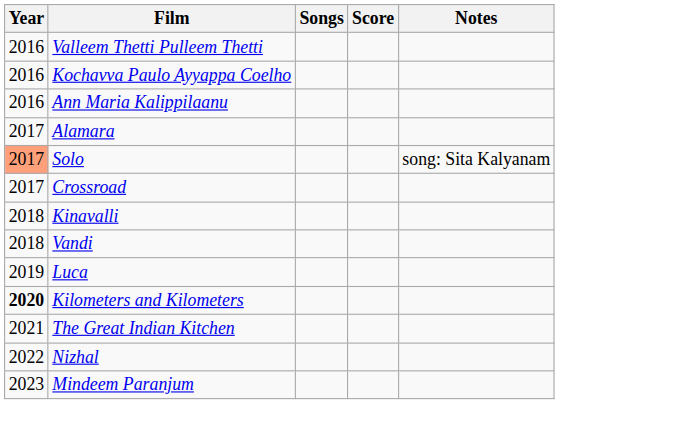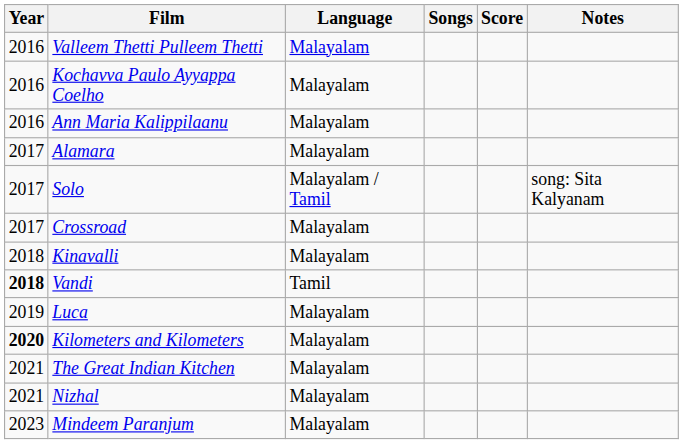+ column: (355, 18)
(26, 159) lightsalmon background -> (26, 189) no background
(26, 243) normal -> (26, 283) bold
(26, 356) 2022 -> (26, 396) 2021
